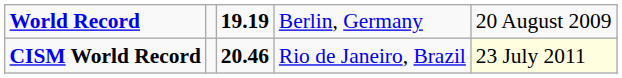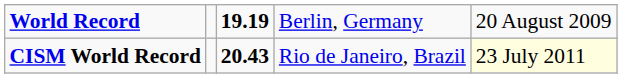(245, 55) 20.46 -> (245, 55) 20.43
